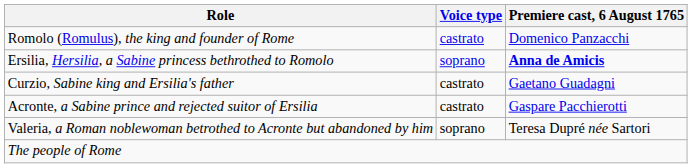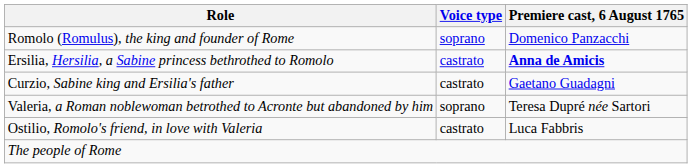(462, 38) castrato -> (462, 38) soprano
(462, 60) soprano -> (462, 60) castrato
- row: (163, 106)
+ row: (135, 128)
